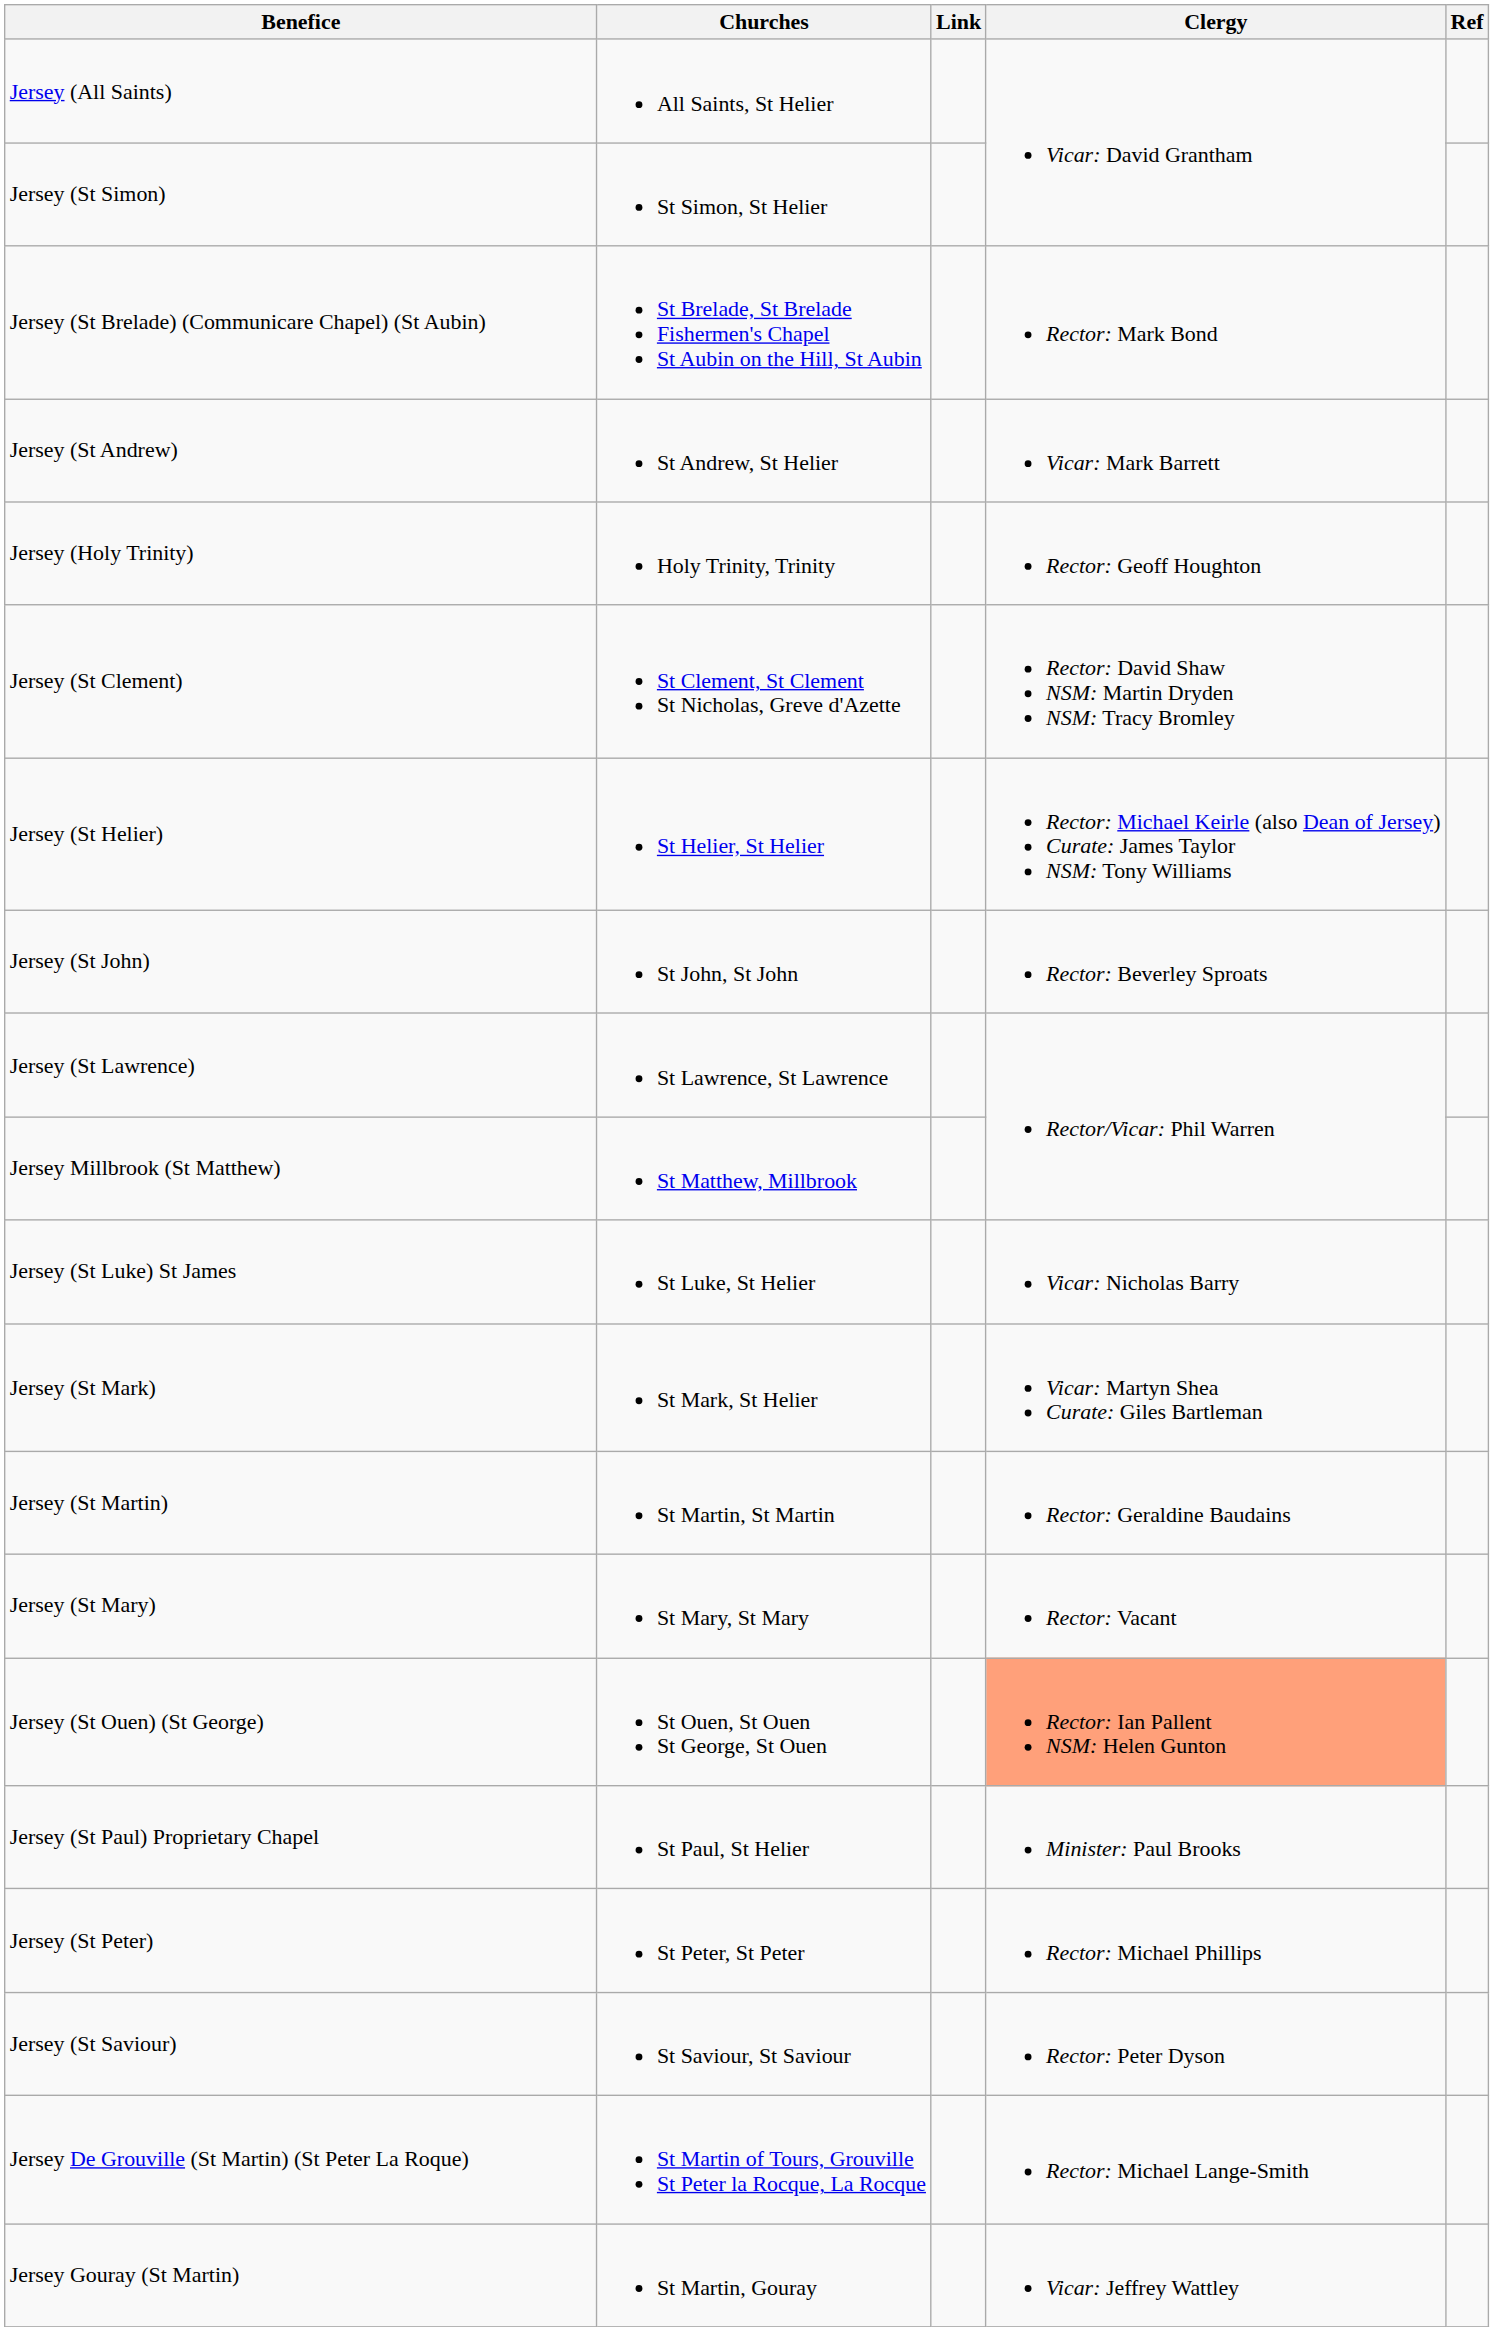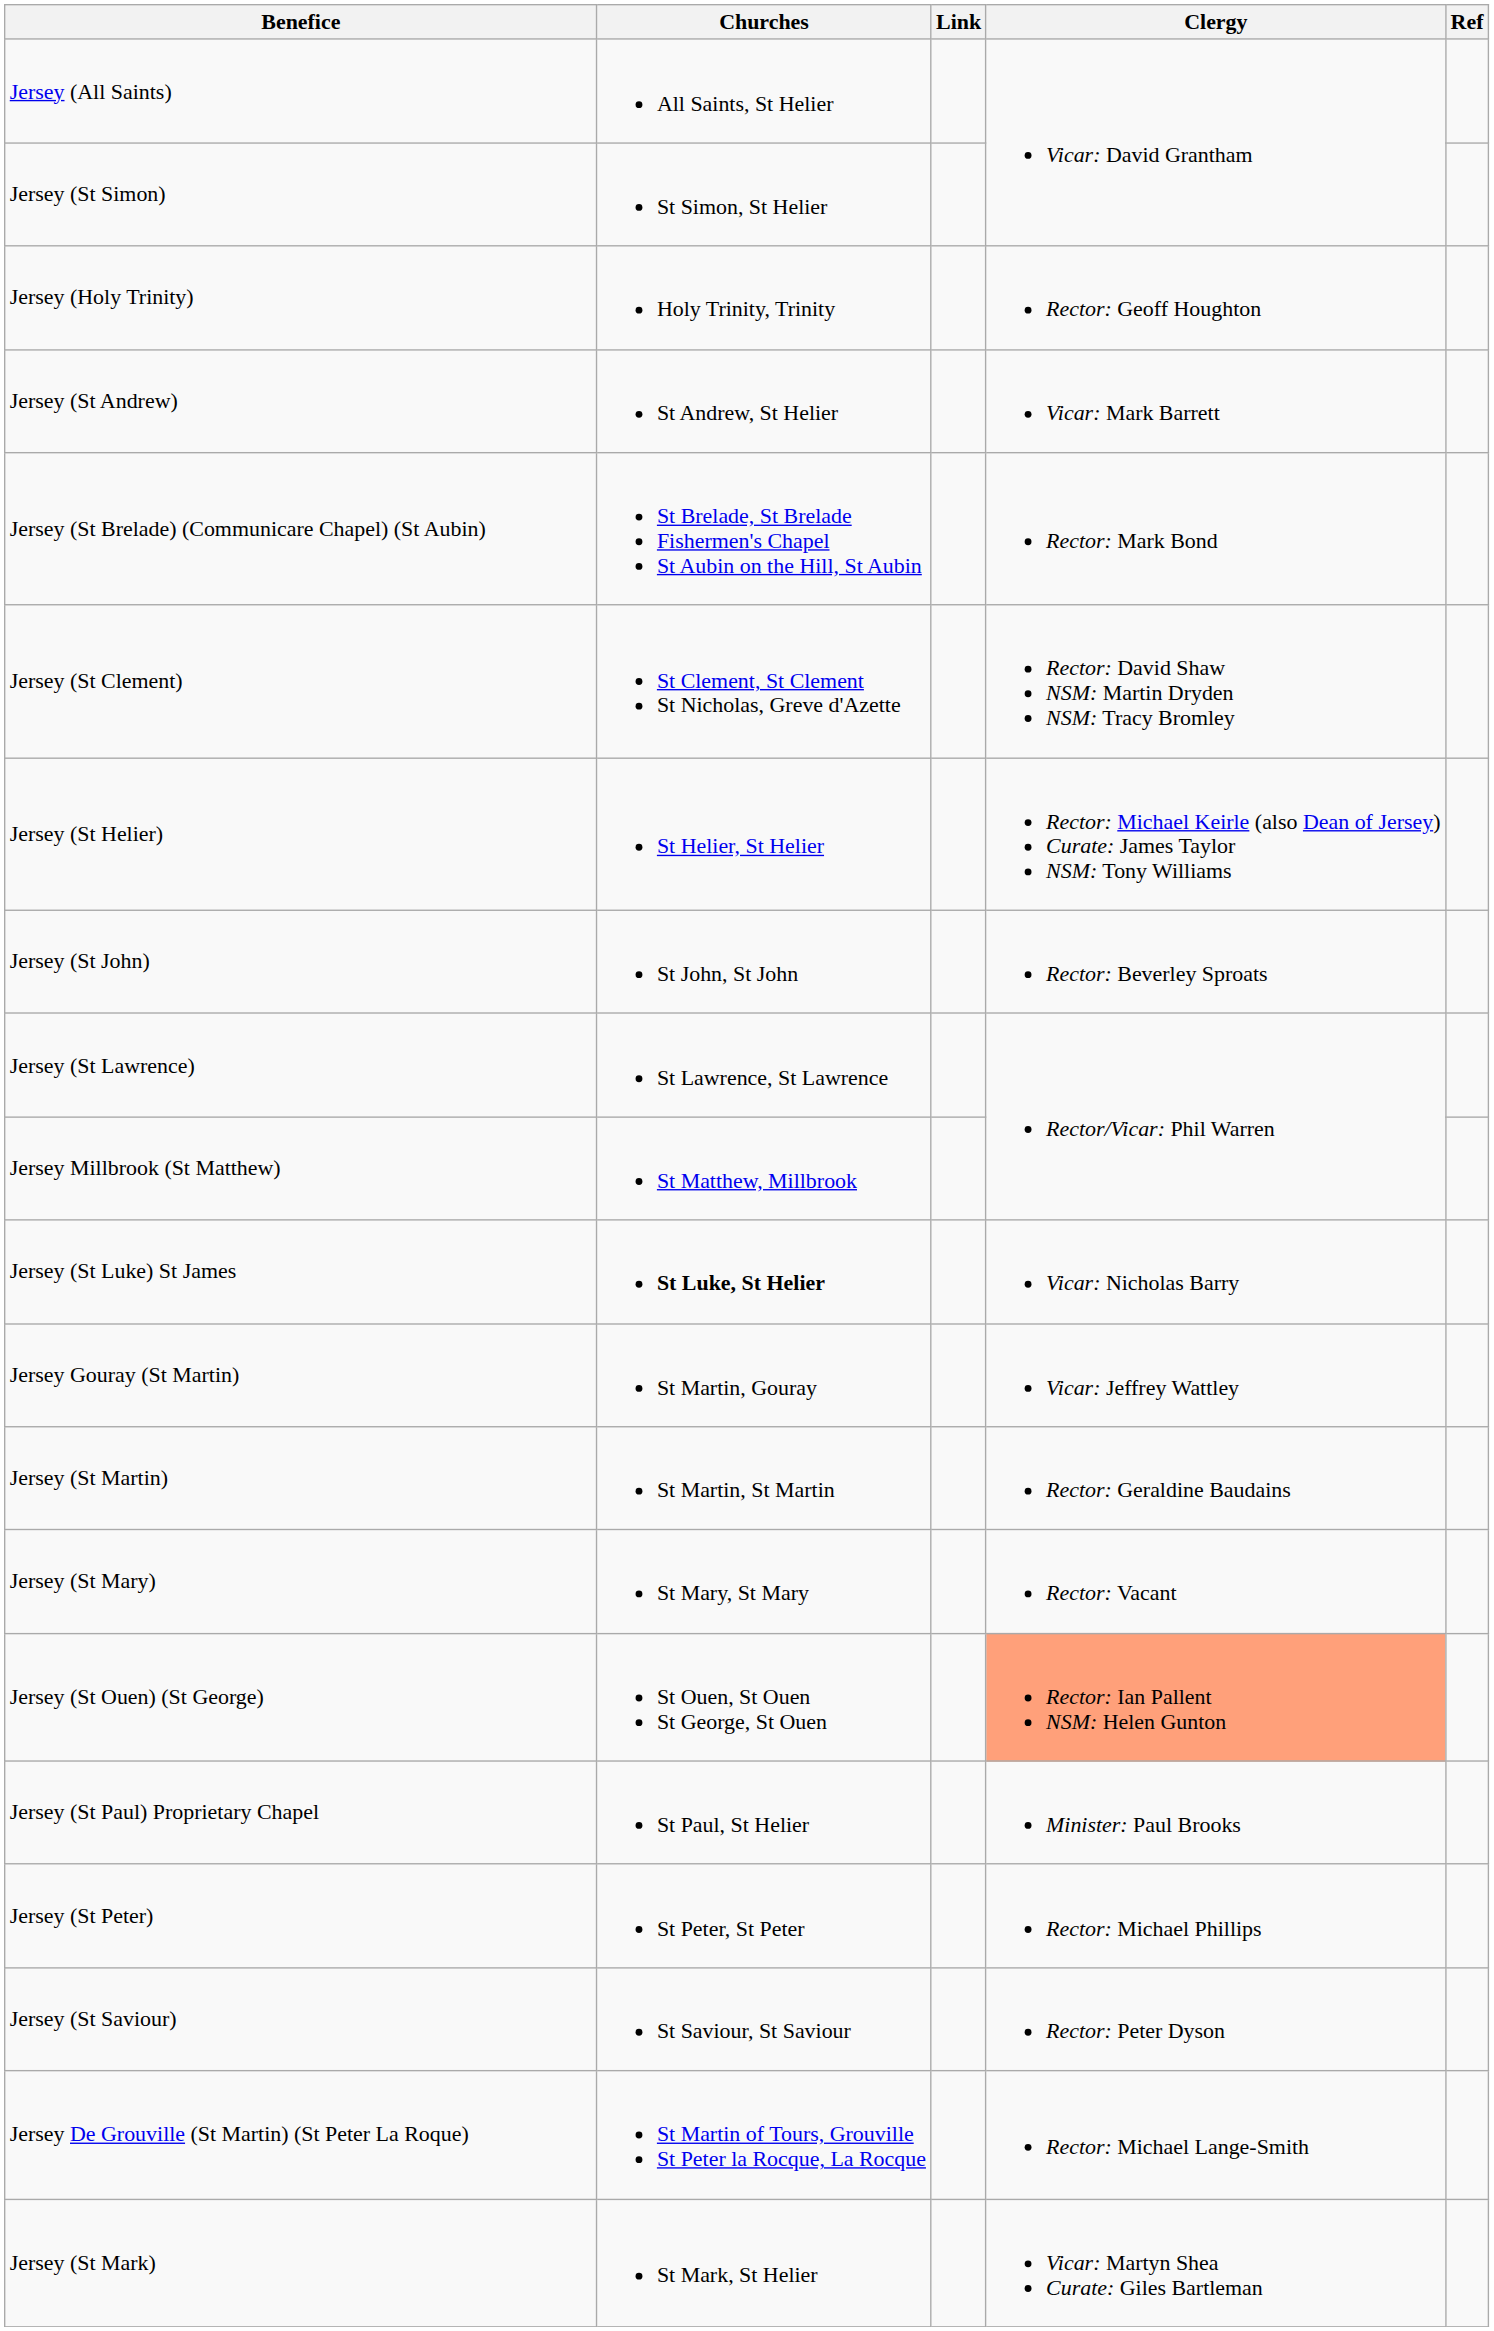rows swapped: (102, 553) <-> (248, 322)
(764, 1284) normal -> (764, 1284) bold
rows swapped: (83, 1387) <-> (124, 2274)
